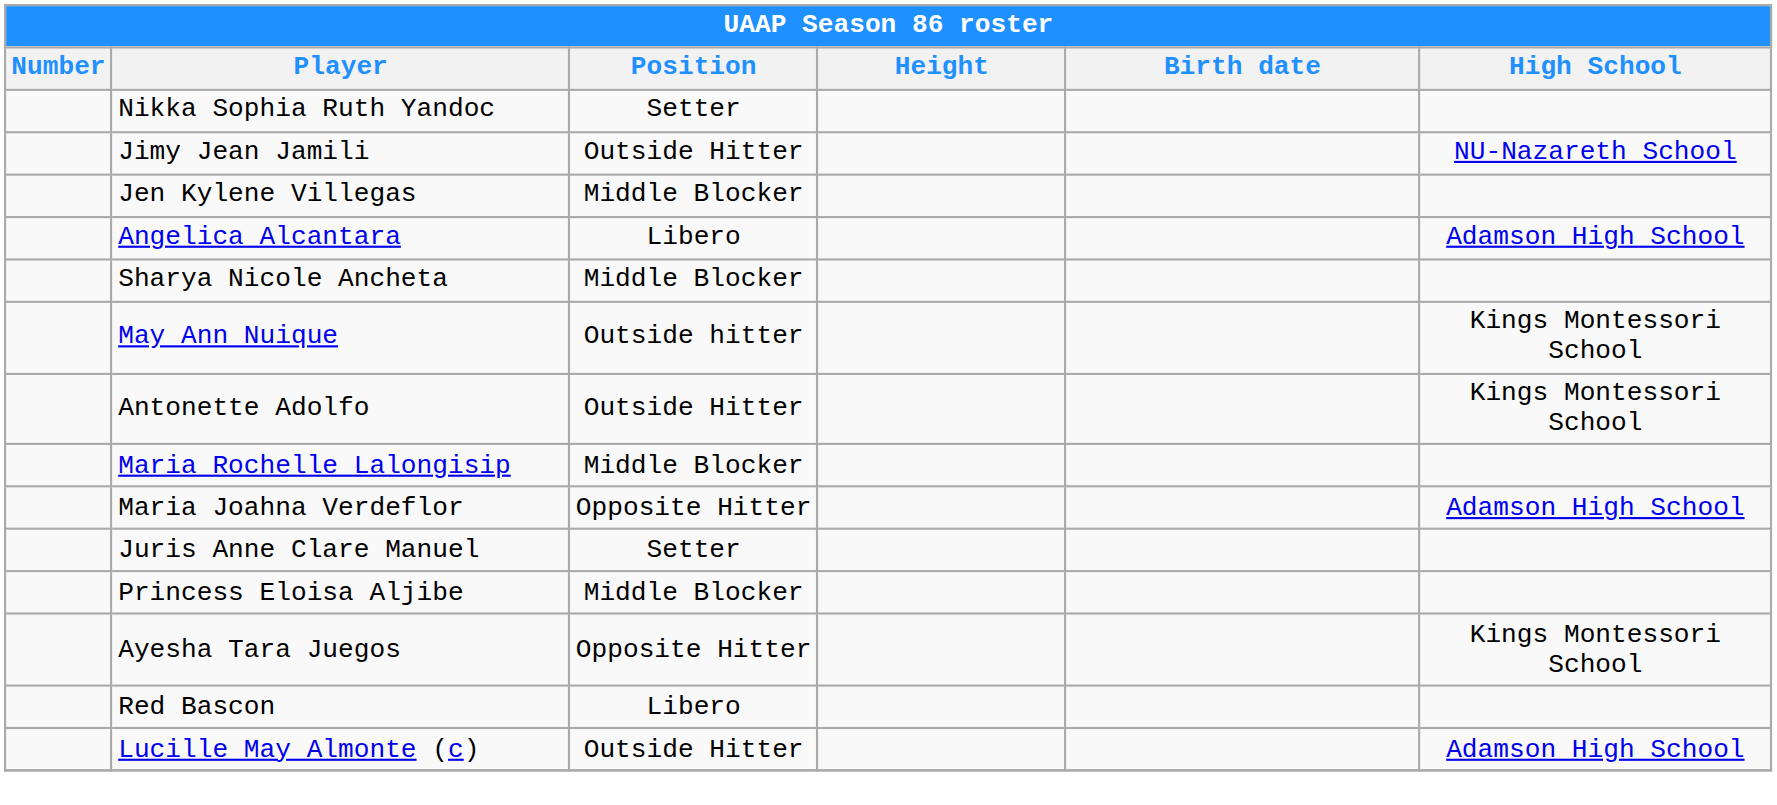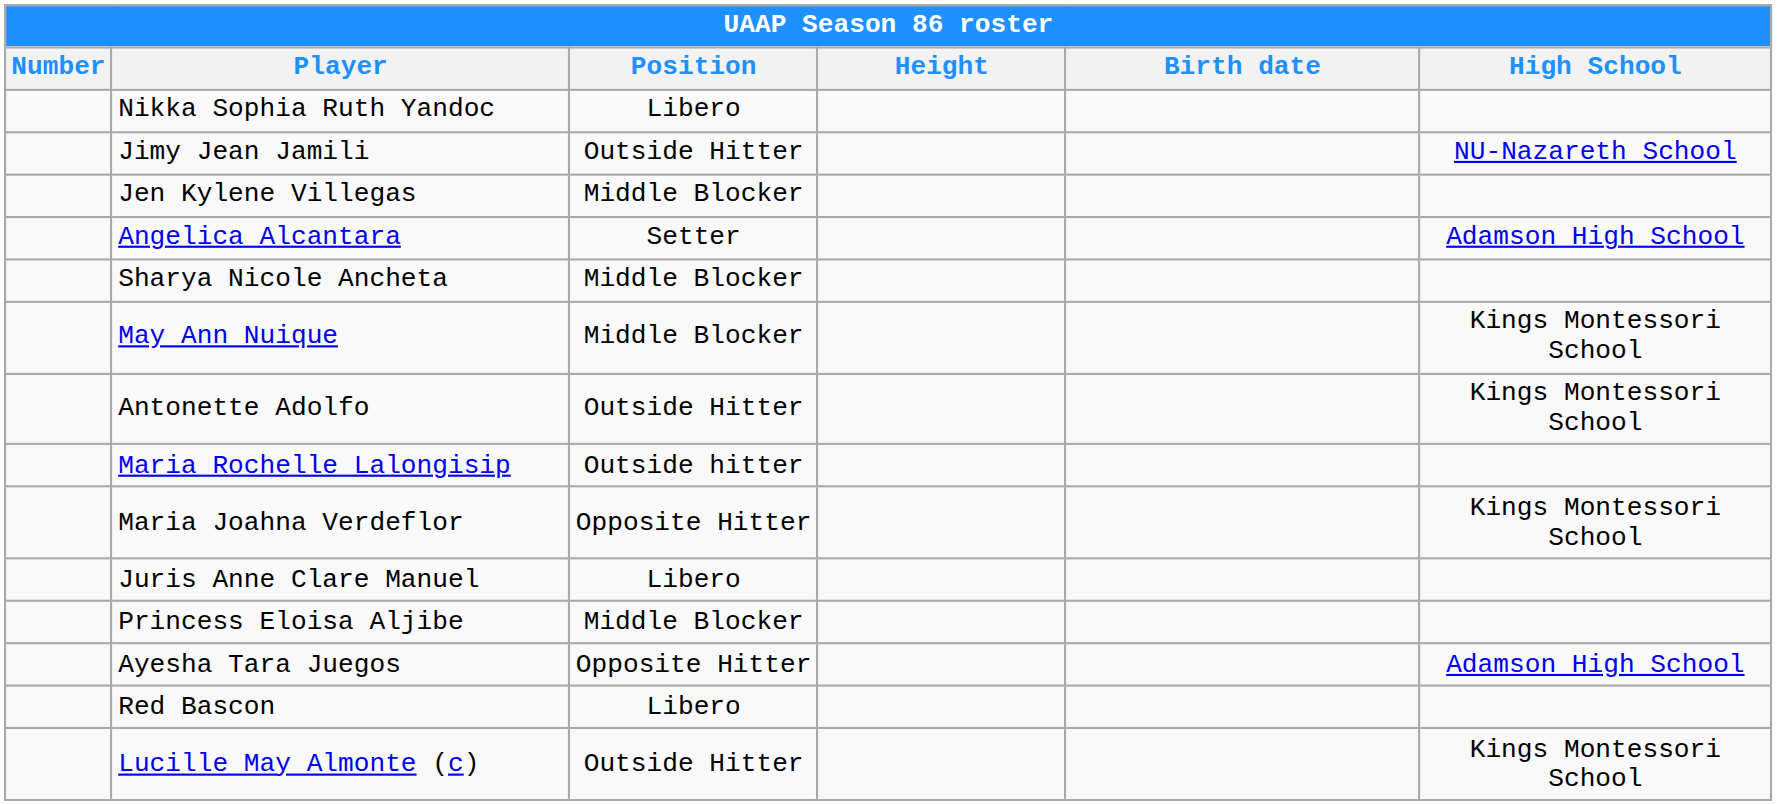(694, 111) Setter -> (694, 111) Libero
(694, 238) Libero -> (694, 238) Setter
(694, 337) Outside hitter -> (694, 337) Middle Blocker
(694, 466) Middle Blocker -> (694, 466) Outside hitter
(1595, 509) Adamson High School -> (1595, 523) Kings Montessori School
(694, 551) Setter -> (694, 581) Libero
(1595, 650) Kings Montessori School -> (1595, 665) Adamson High School
(1595, 750) Adamson High School -> (1595, 764) Kings Montessori School
